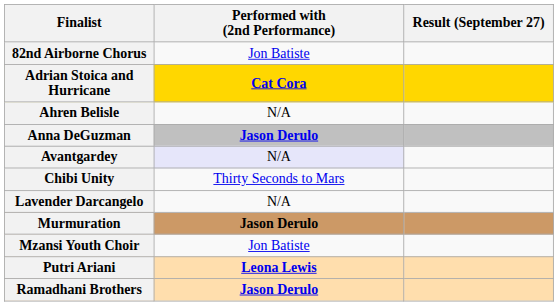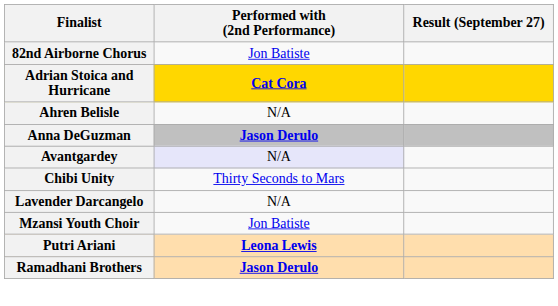- row: (79, 223)
